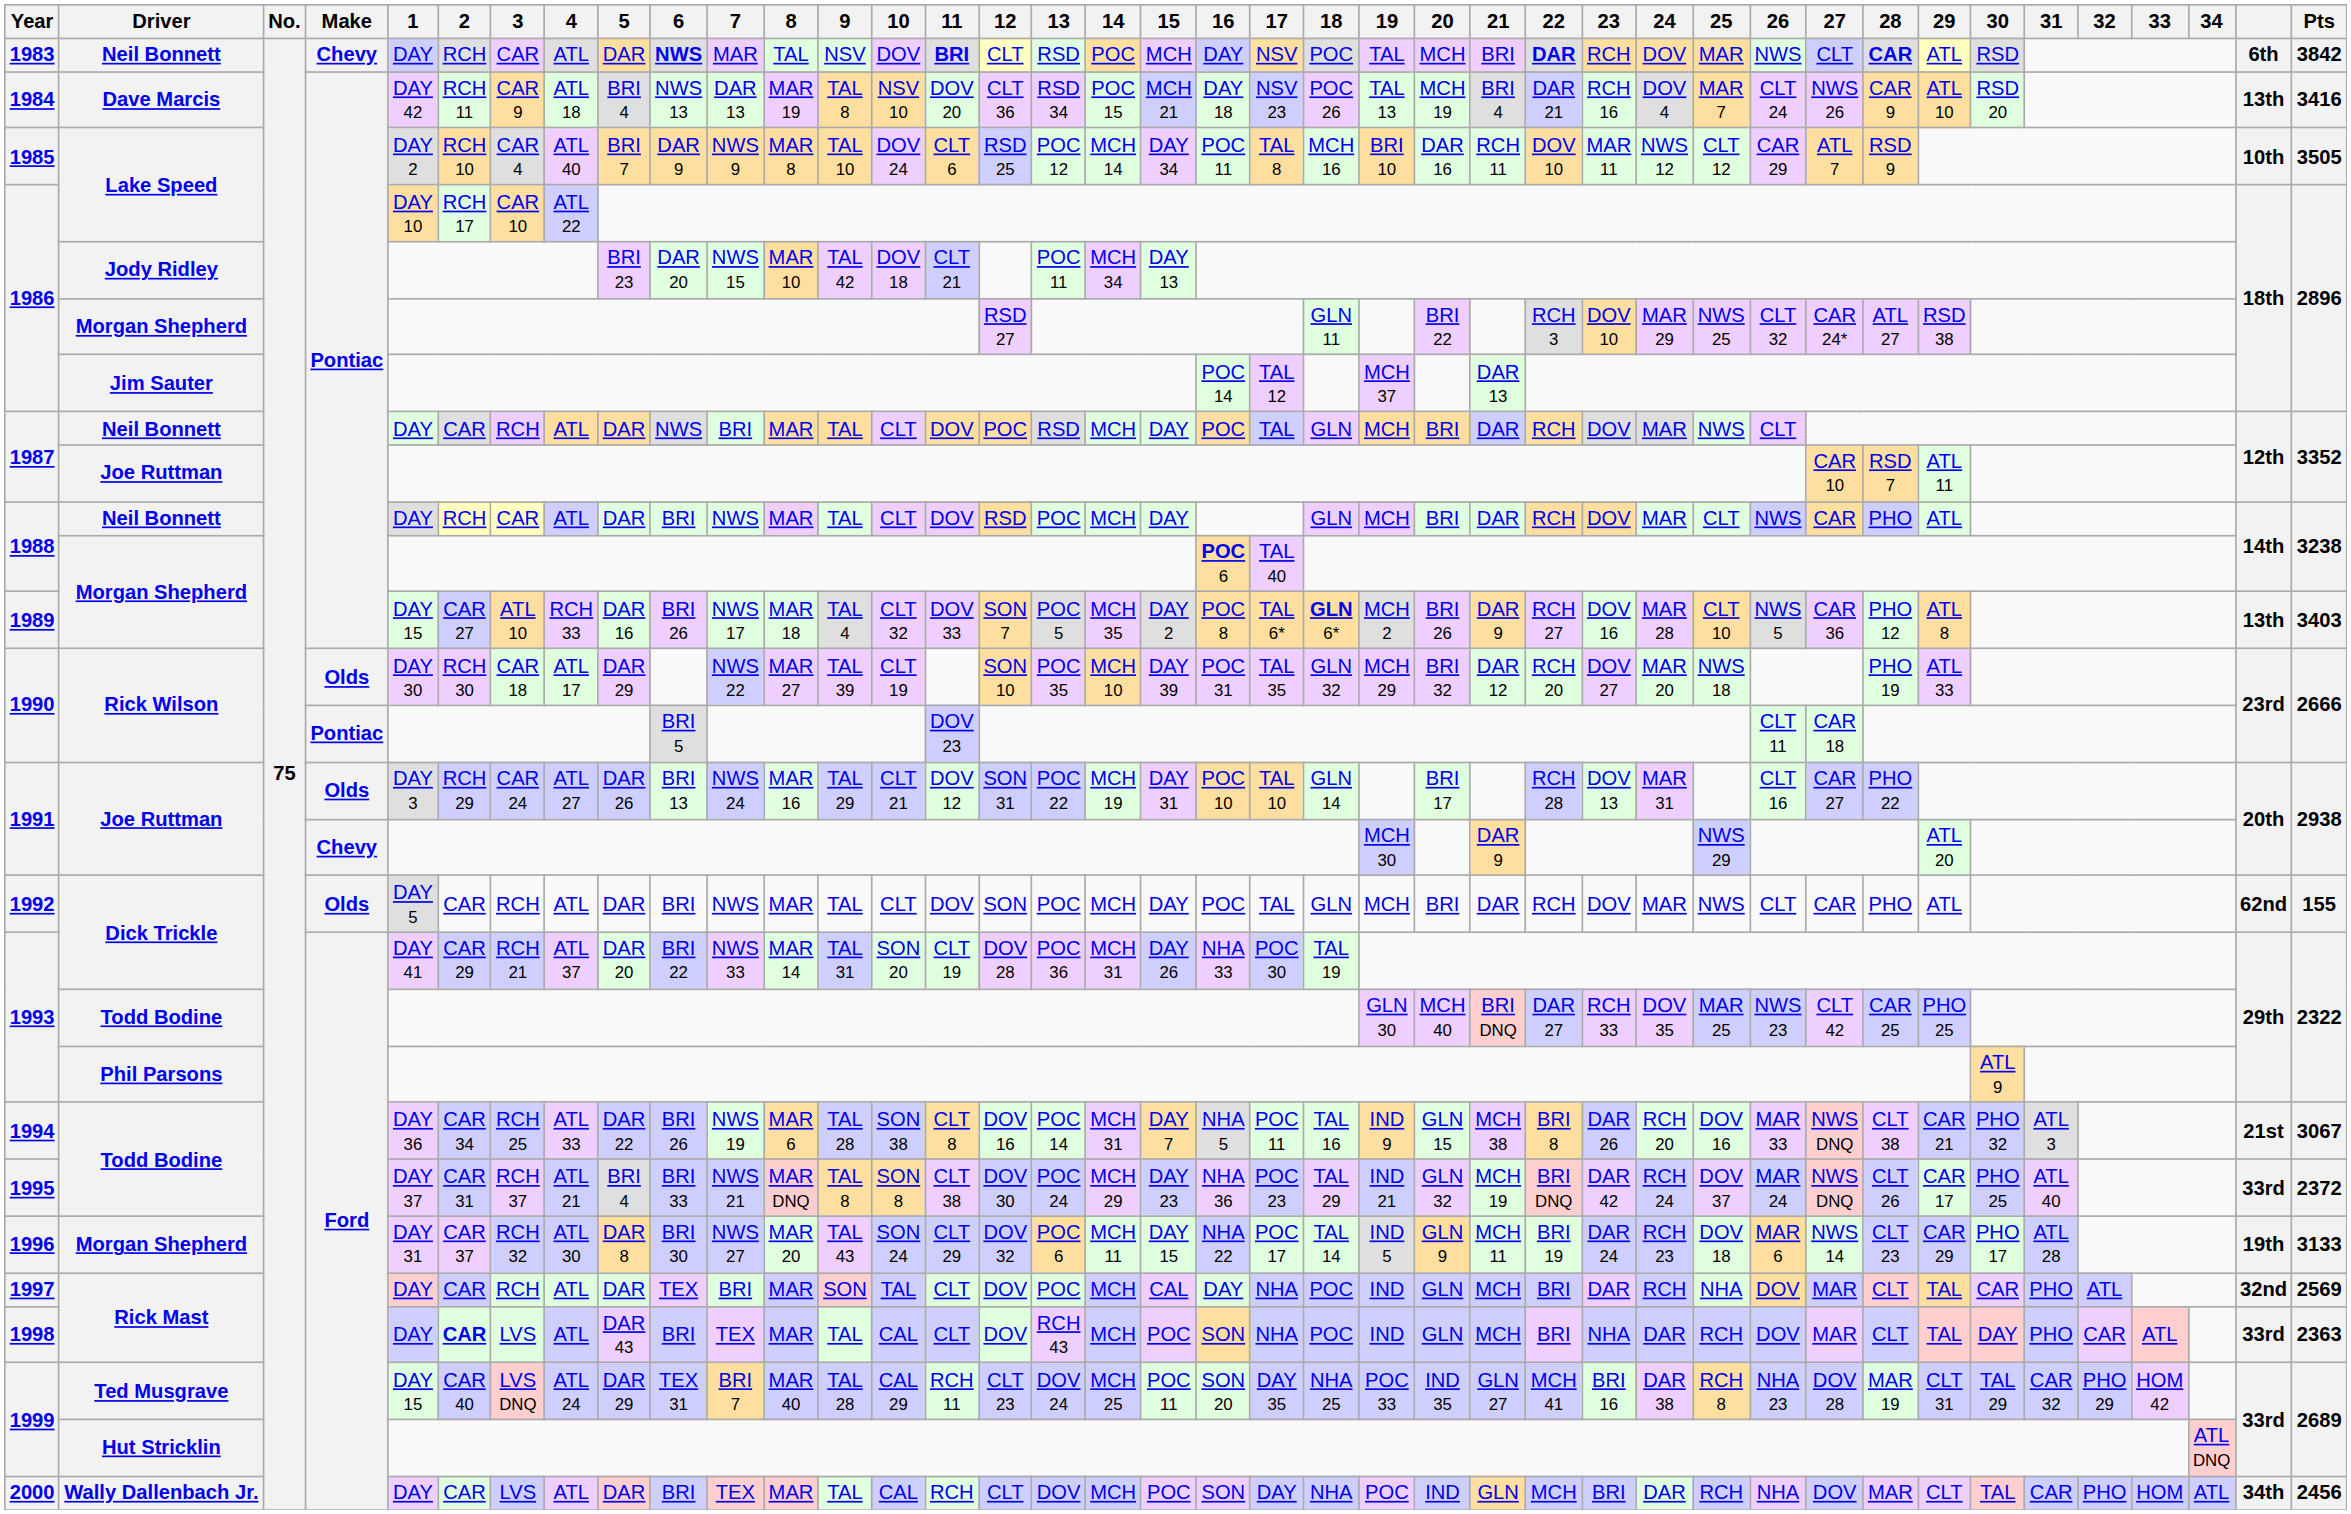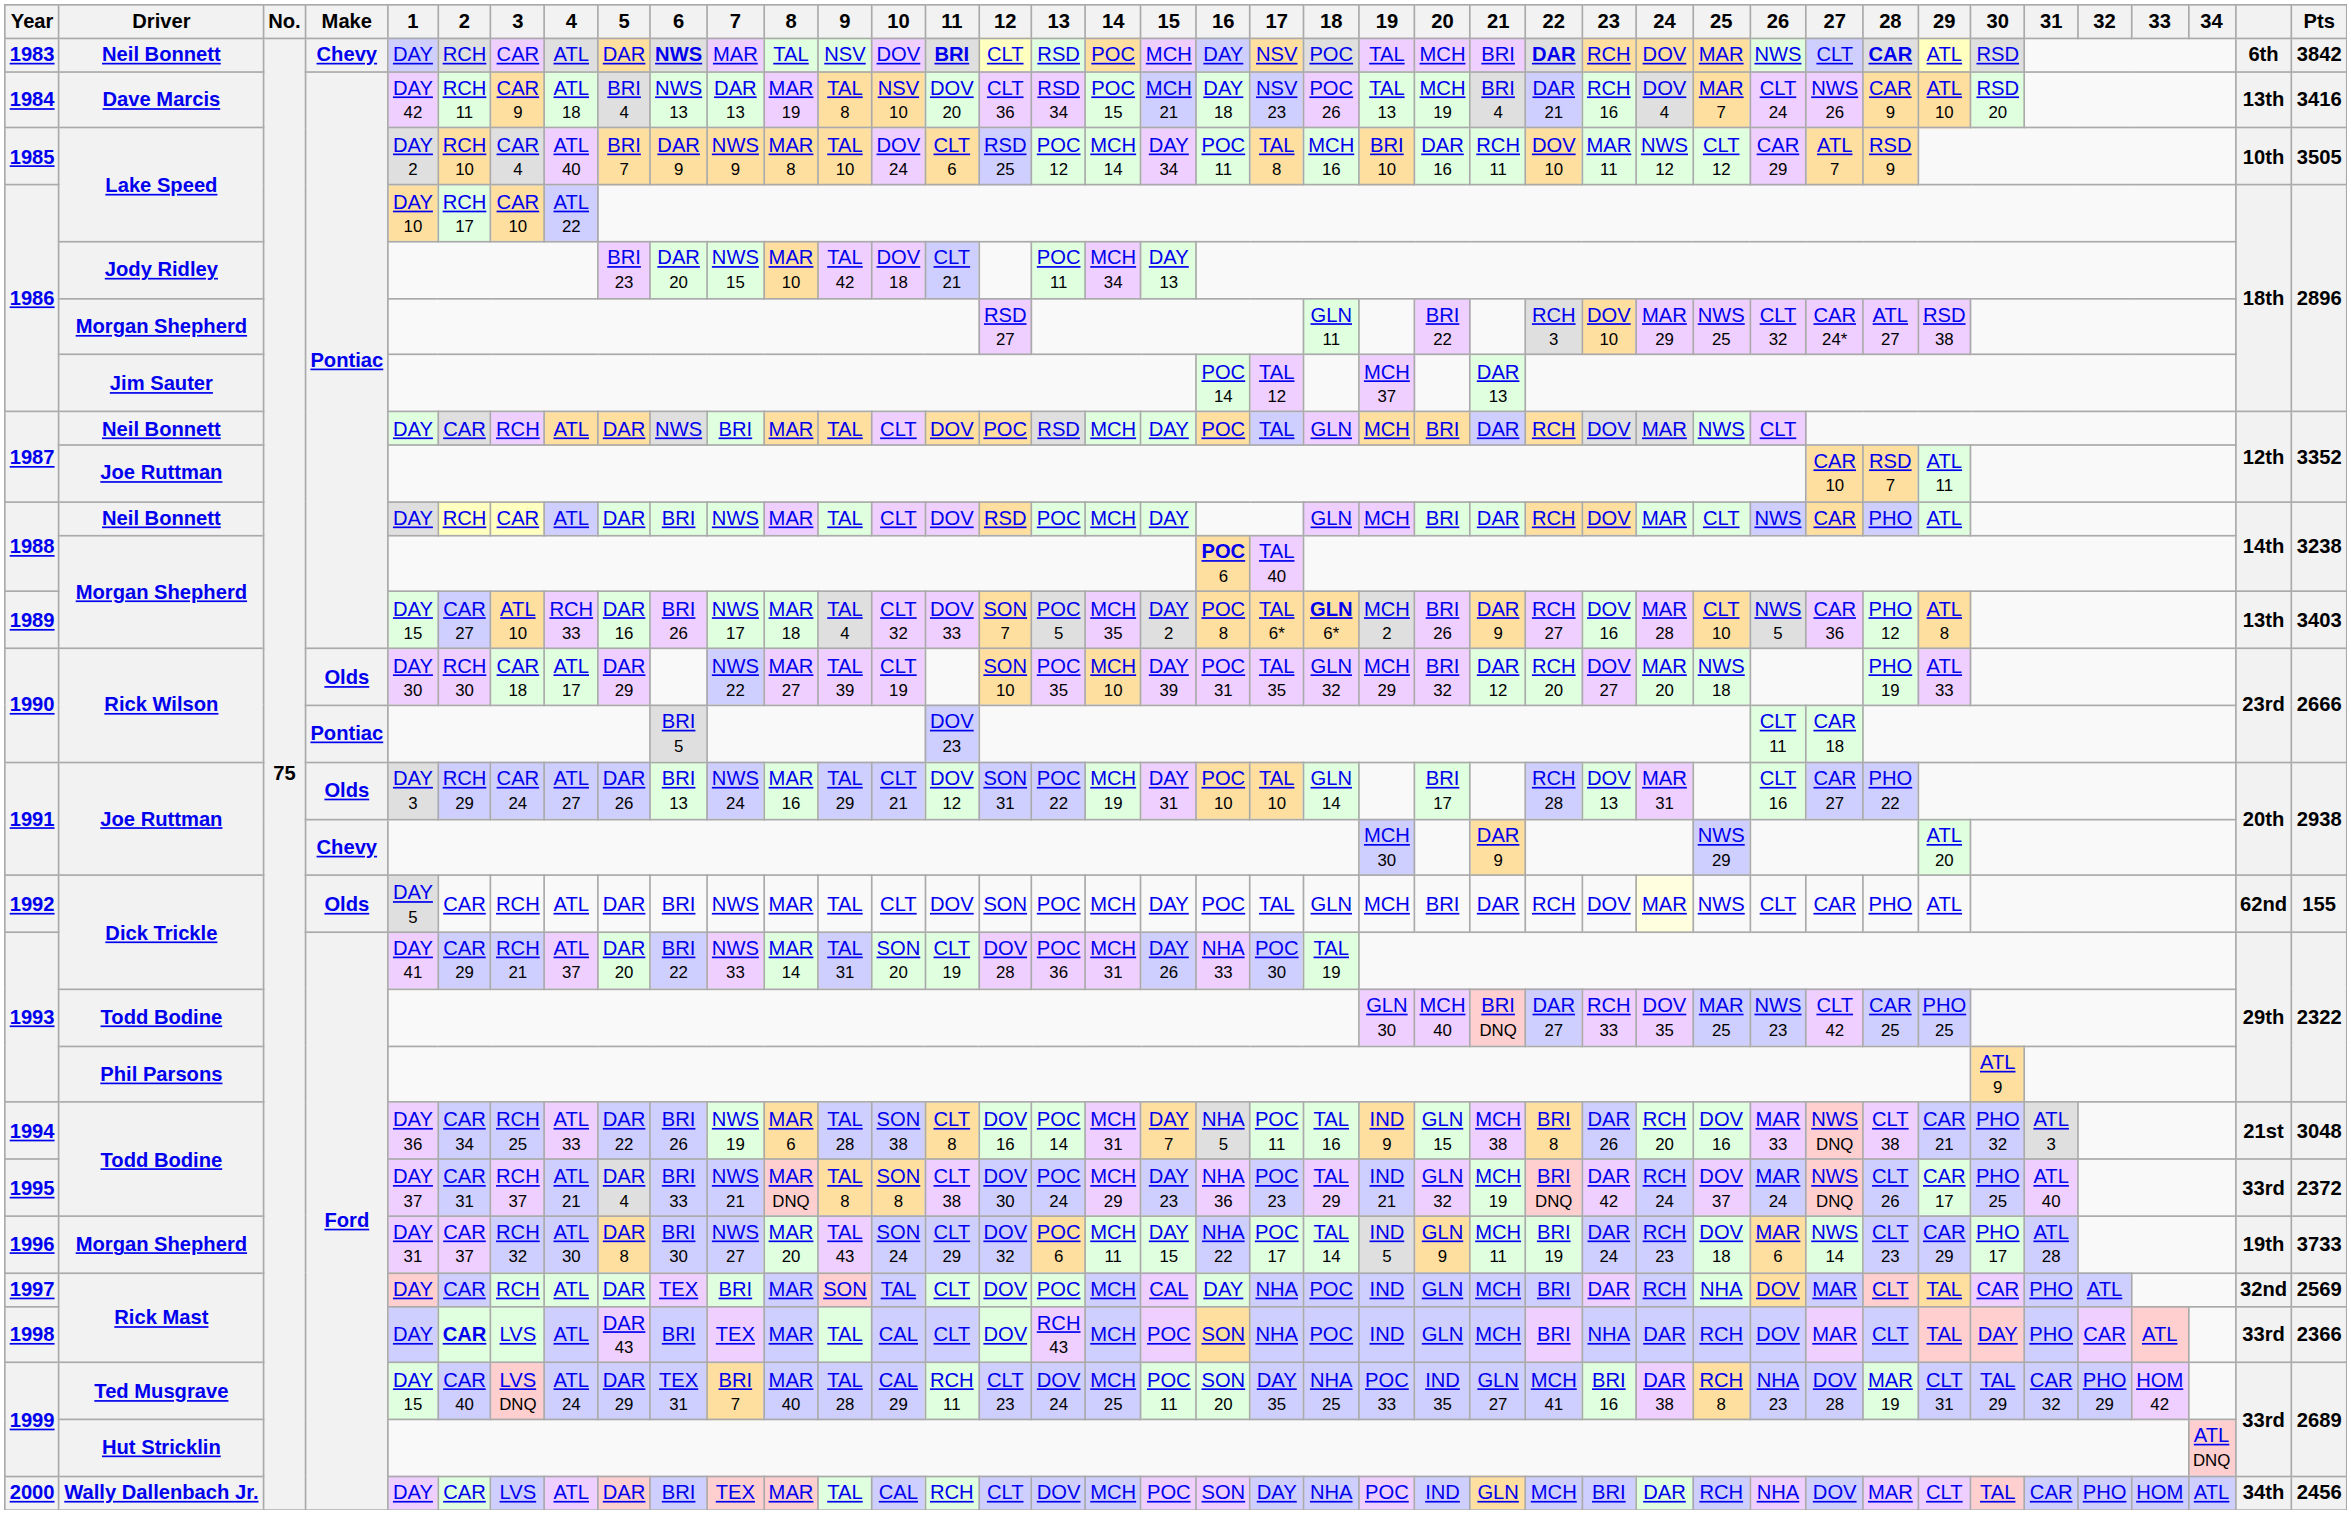(1664, 904) no background -> (1664, 904) lightyellow background
(2319, 1131) 3067 -> (2319, 1131) 3048
(624, 1187) BRI 4 -> (624, 1187) DAR 4
(2319, 1244) 3133 -> (2319, 1244) 3733
(2319, 1334) 2363 -> (2319, 1334) 2366
